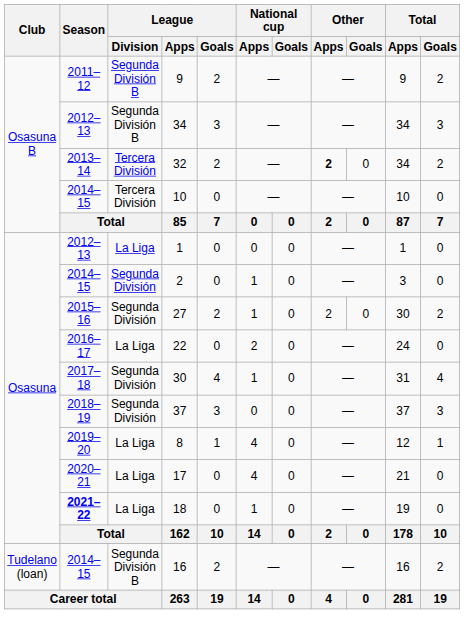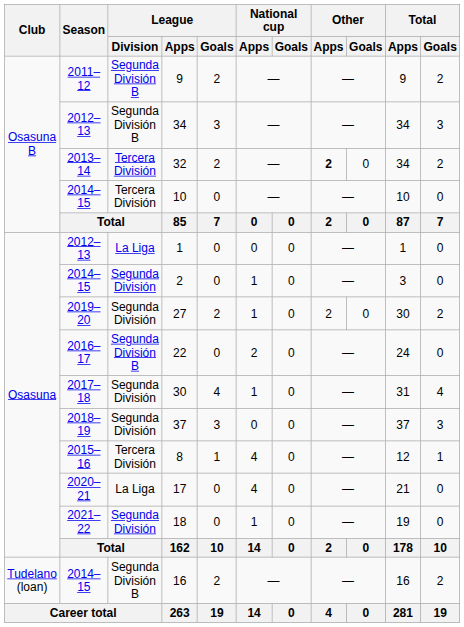(84, 313) 2015–16 -> (84, 313) 2019–20
(135, 346) La Liga -> (135, 352) Segunda División B
(84, 443) 2019–20 -> (84, 457) 2015–16
(135, 443) La Liga -> (135, 457) Tercera División
(84, 508) bold -> (84, 522) normal
(135, 508) La Liga -> (135, 522) Segunda División
